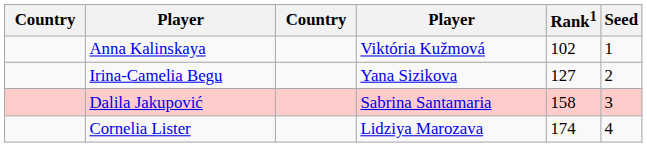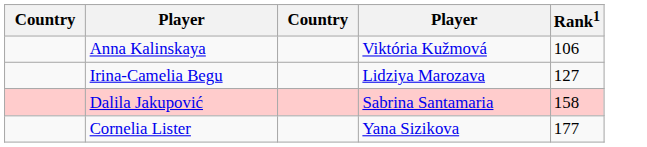- column: (621, 20)
(563, 49) 102 -> (566, 49) 106
(409, 75) Yana Sizikova -> (424, 75) Lidziya Marozava
(422, 128) Lidziya Marozava -> (411, 128) Yana Sizikova
(563, 128) 174 -> (566, 128) 177
